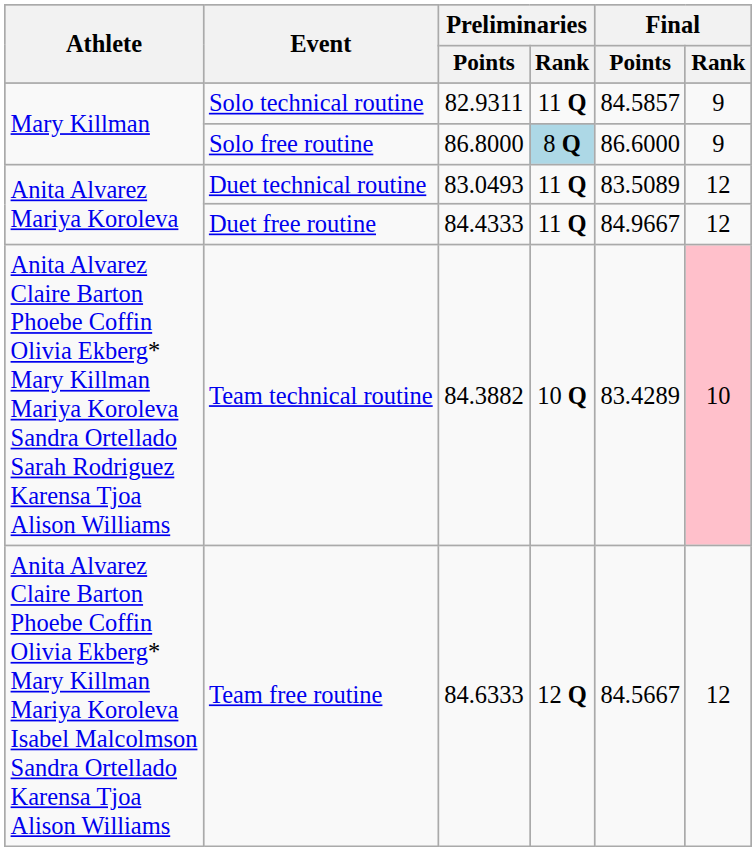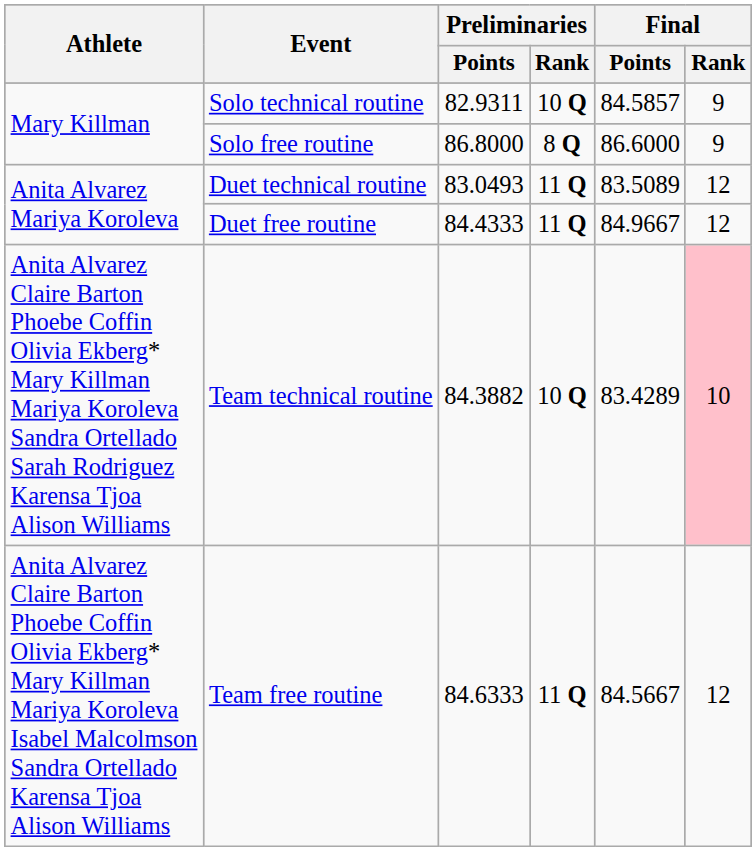(562, 103) 11 Q -> (562, 103) 10 Q
(562, 144) lightblue background -> (562, 144) no background
(562, 695) 12 Q -> (562, 695) 11 Q
